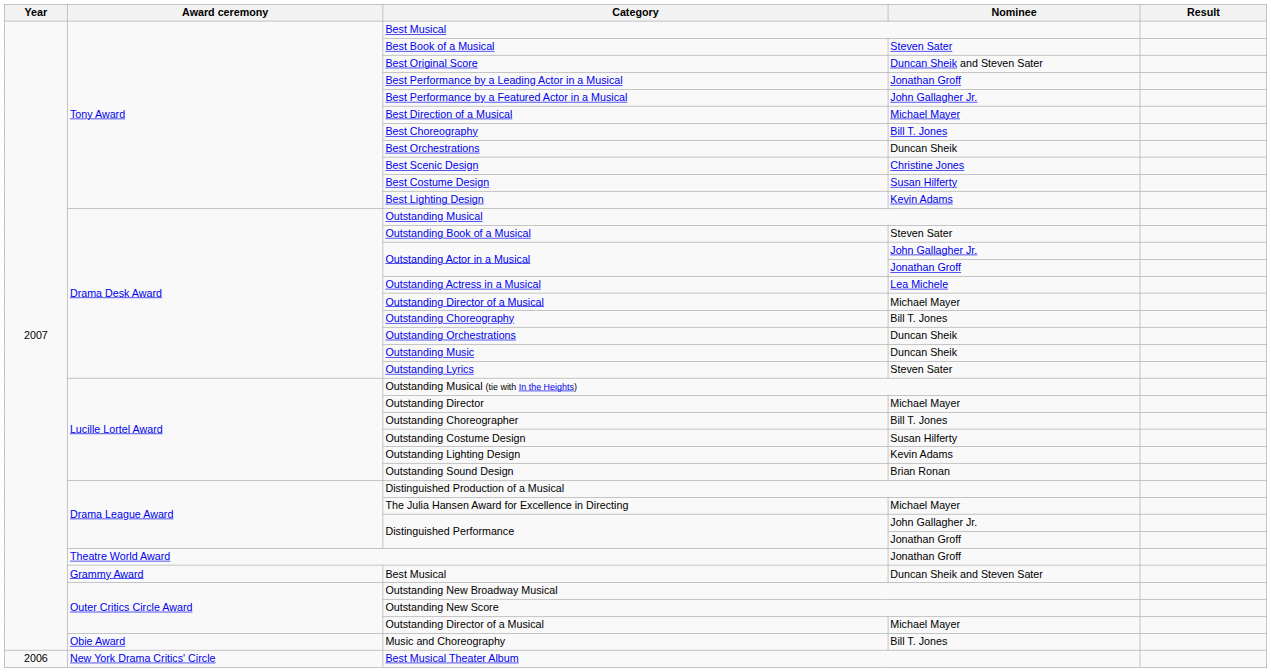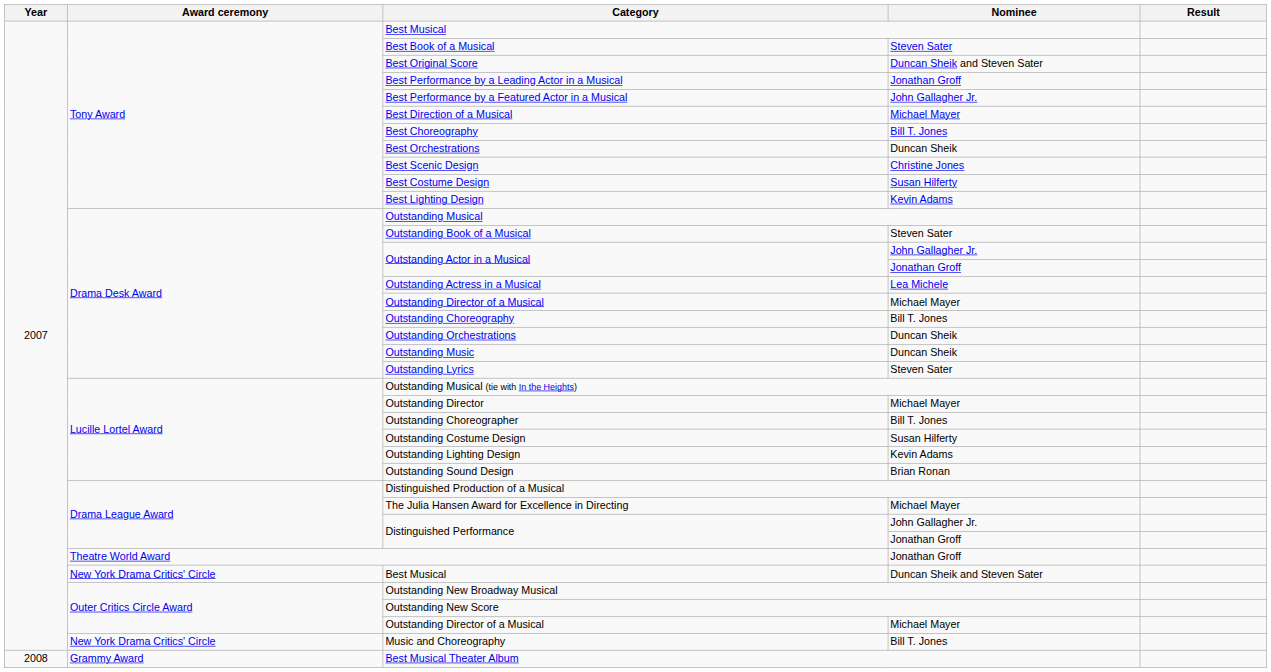(107, 574) Grammy Award -> (143, 574) New York Drama Critics' Circle
(98, 642) Obie Award -> (143, 642) New York Drama Critics' Circle
(36, 659) 2006 -> (36, 659) 2008
(143, 659) New York Drama Critics' Circle -> (107, 659) Grammy Award
